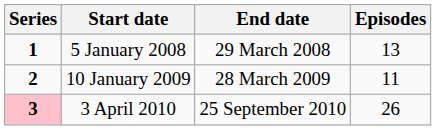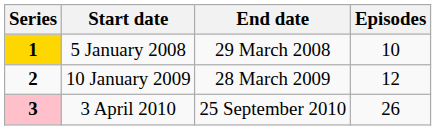(33, 49) no background -> (33, 49) gold background
(391, 49) 13 -> (391, 49) 10
(391, 79) 11 -> (391, 79) 12
